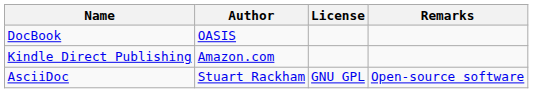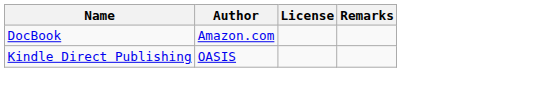(217, 36) OASIS -> (236, 36) Amazon.com
(236, 56) Amazon.com -> (217, 56) OASIS
- row: (38, 77)
